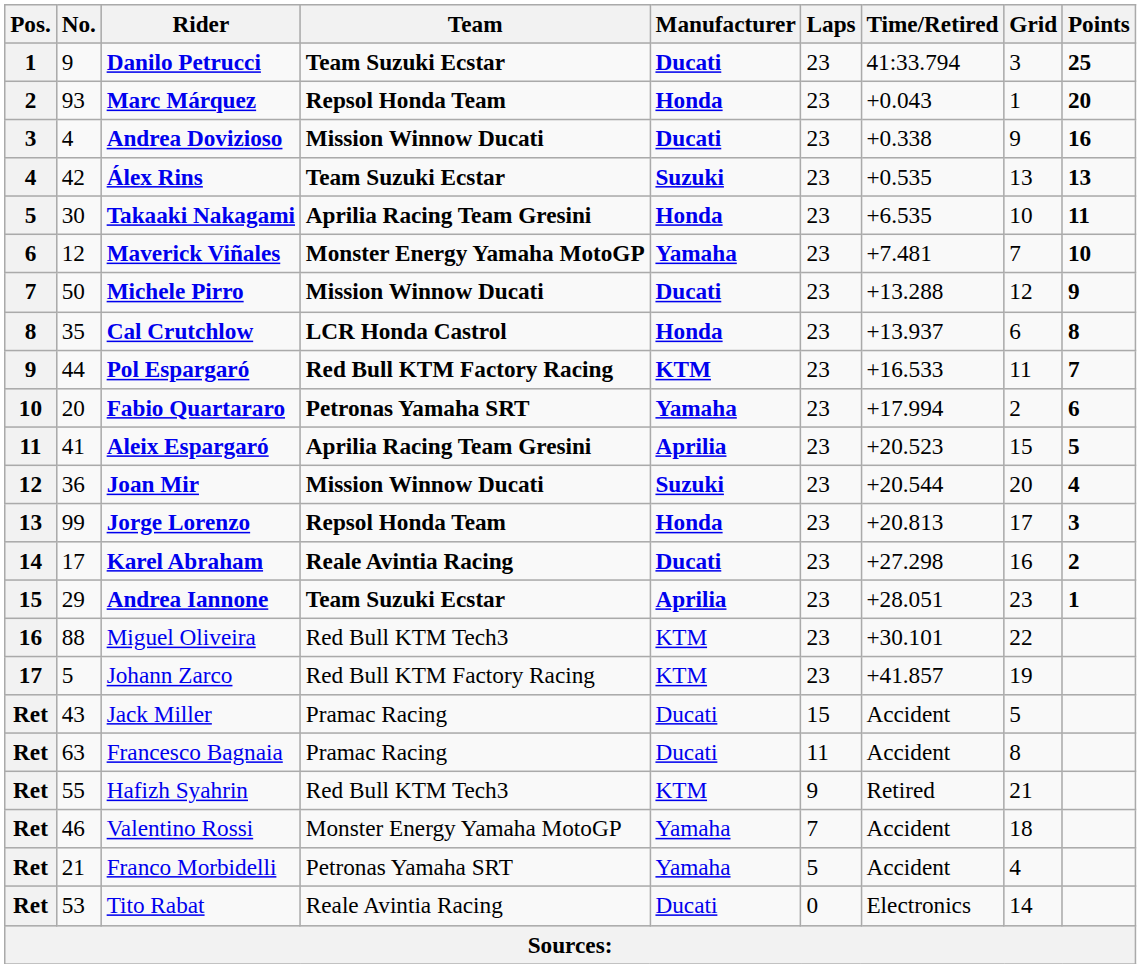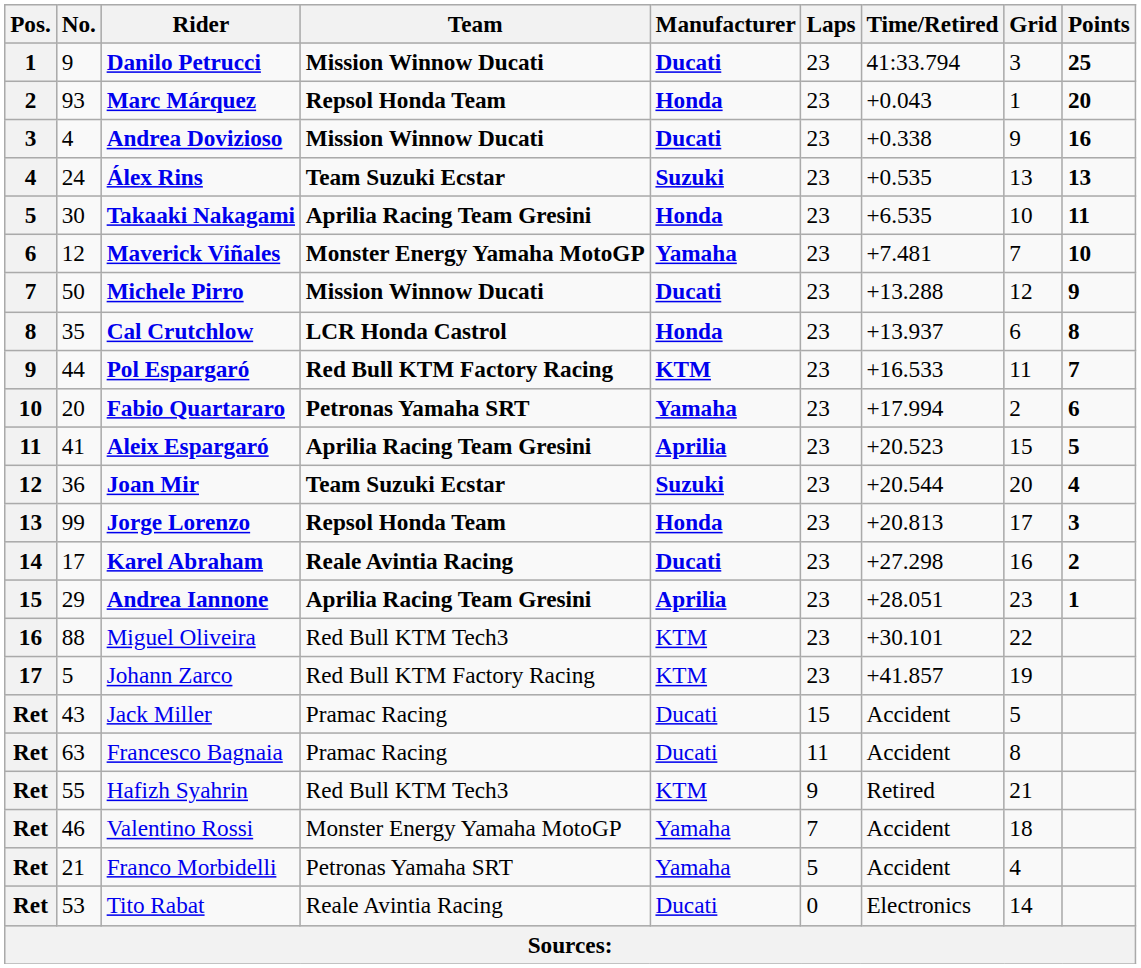(405, 62) Team Suzuki Ecstar -> (425, 62) Mission Winnow Ducati
(73, 177) 42 -> (73, 177) 24
(425, 484) Mission Winnow Ducati -> (405, 484) Team Suzuki Ecstar
(405, 599) Team Suzuki Ecstar -> (449, 599) Aprilia Racing Team Gresini
